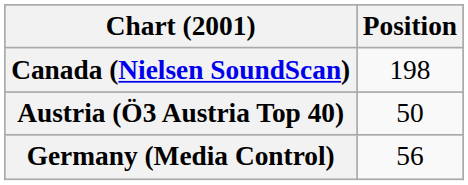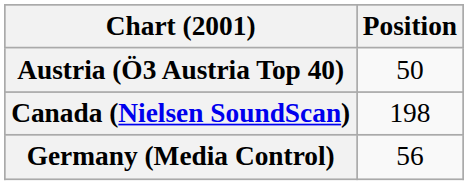rows swapped: (181, 112) <-> (181, 69)
